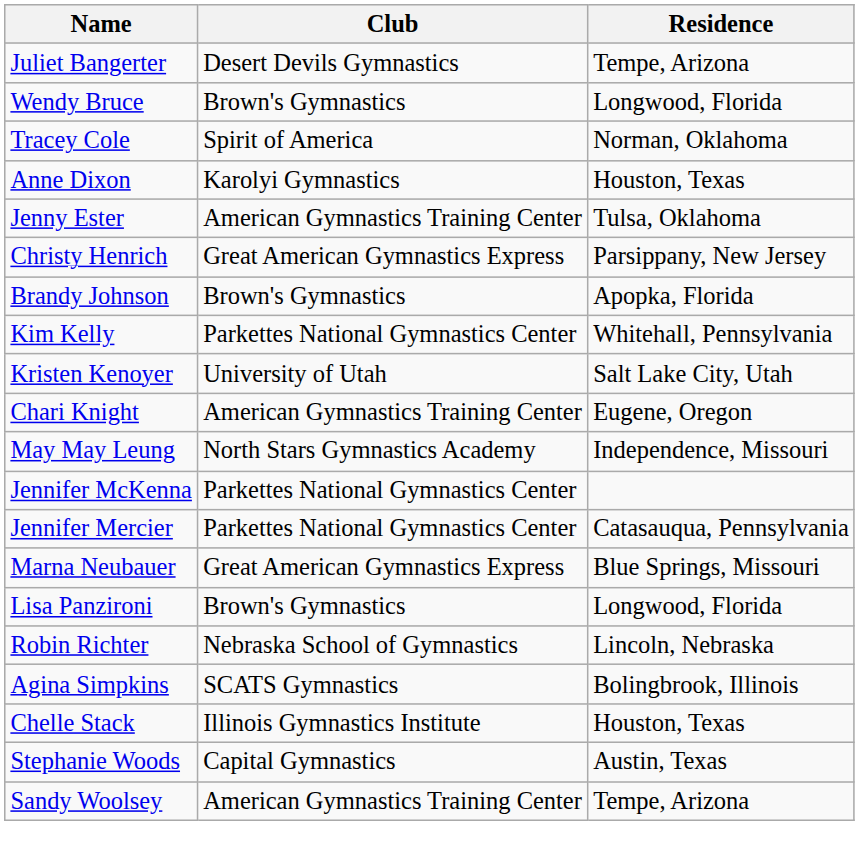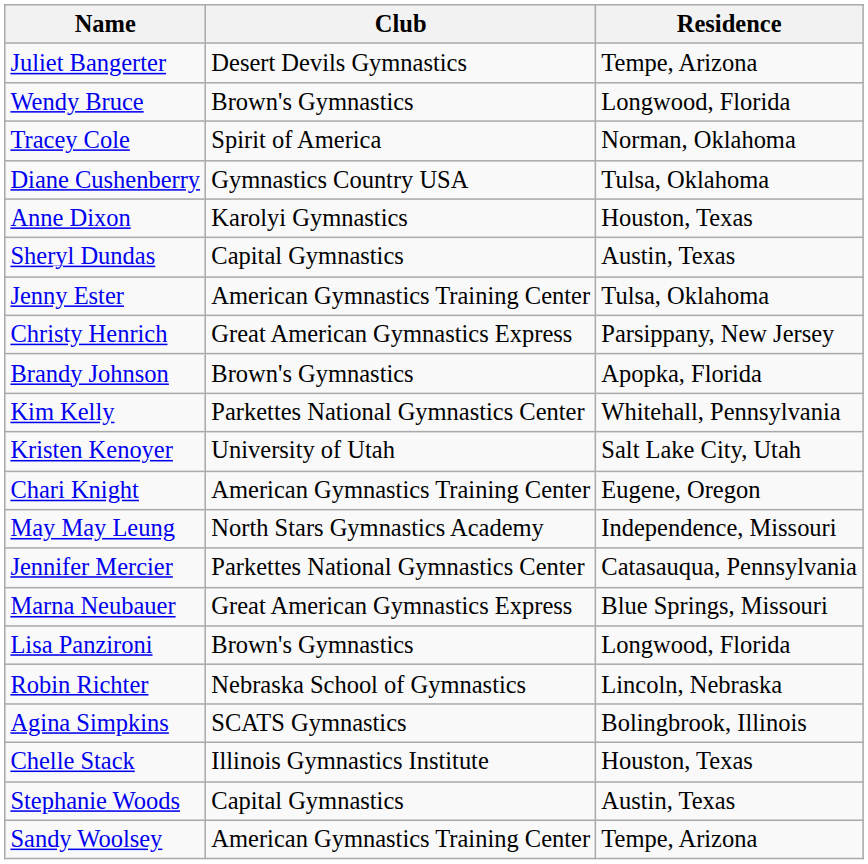+ row: (105, 179)
+ row: (83, 256)
- row: (101, 489)
